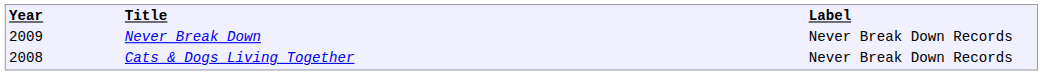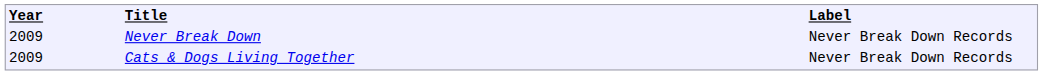(26, 58) 2008 -> (26, 58) 2009
